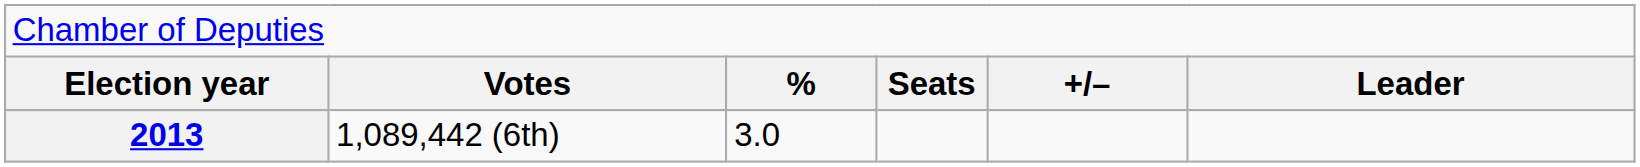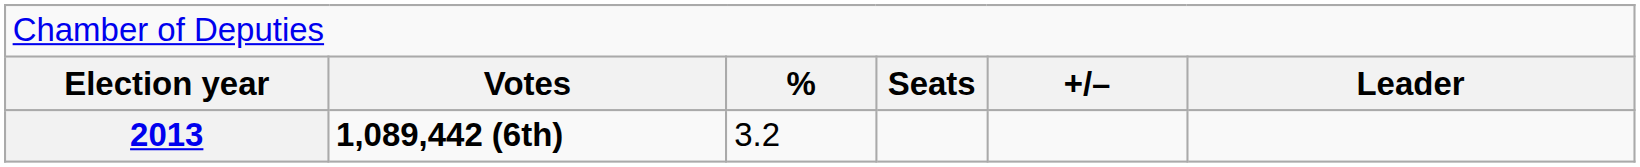(448, 135) normal -> (450, 135) bold
(757, 135) 3.0 -> (757, 135) 3.2
